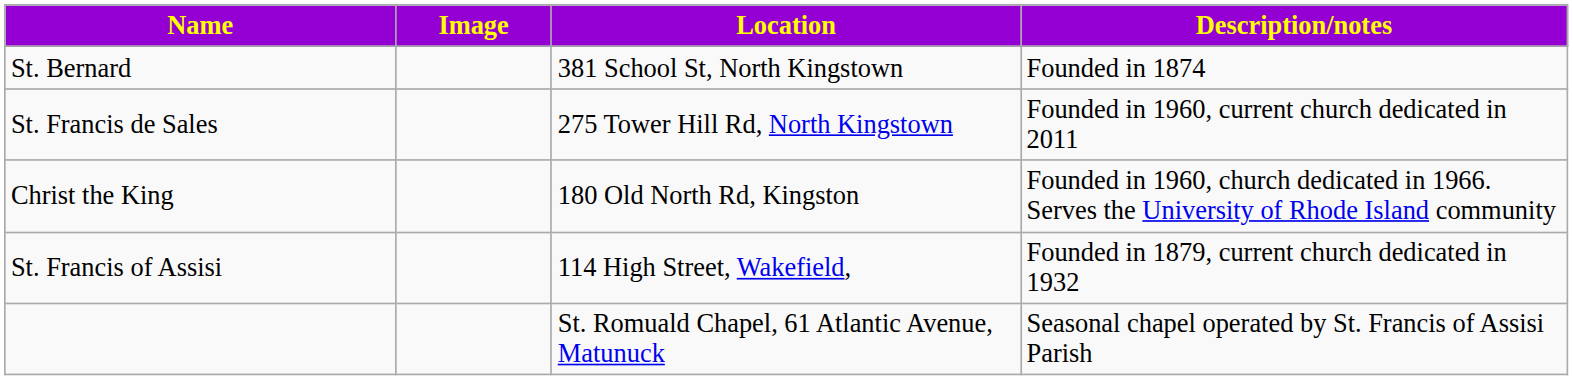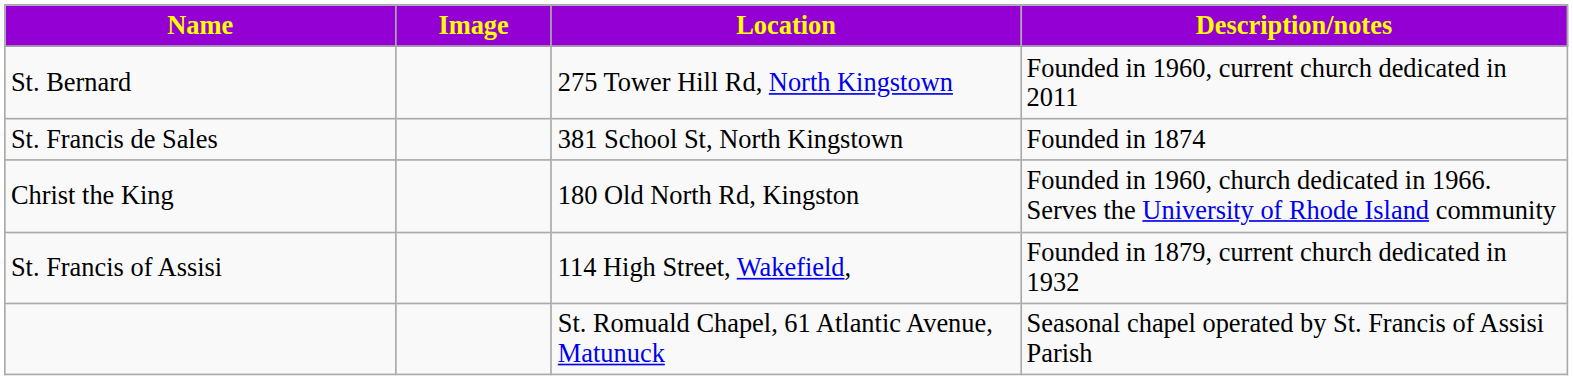(730, 67) 381 School St, North Kingstown -> (755, 82) 275 Tower Hill Rd, North Kingstown
(1116, 67) Founded in 1874 -> (1267, 82) Founded in 1960, current church dedicated in 2011
(755, 124) 275 Tower Hill Rd, North Kingstown -> (730, 138) 381 School St, North Kingstown
(1267, 124) Founded in 1960, current church dedicated in 2011 -> (1116, 138) Founded in 1874
